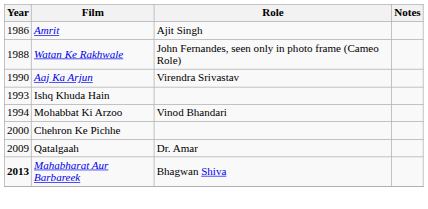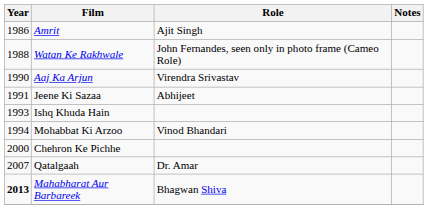+ row: (67, 95)
(18, 148) 2009 -> (18, 165) 2007
